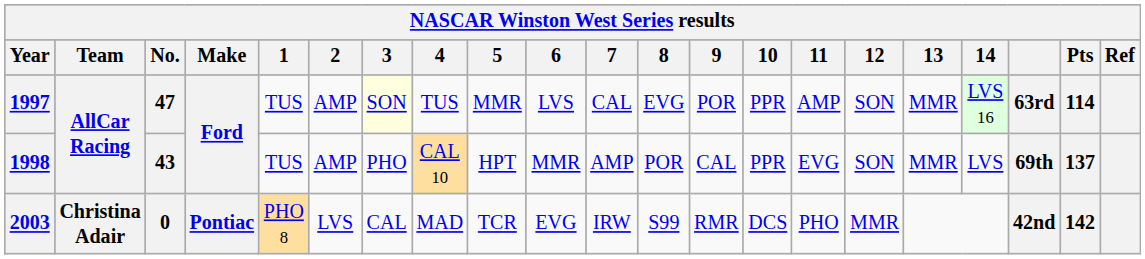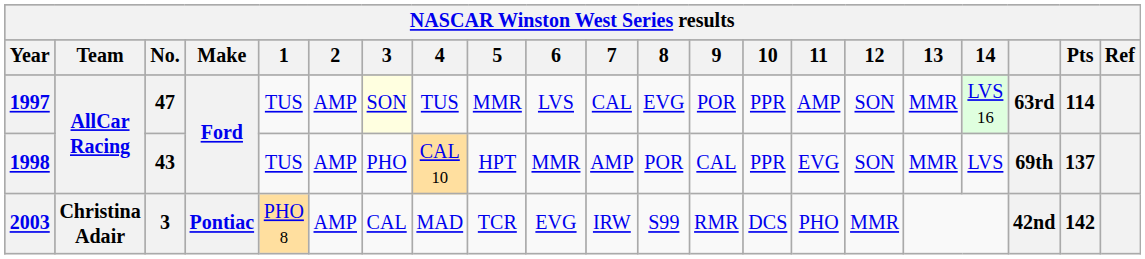(165, 223) 0 -> (165, 223) 3
(335, 223) LVS -> (335, 223) AMP
